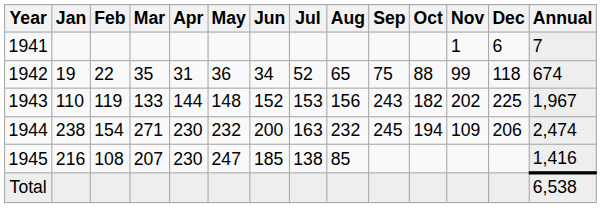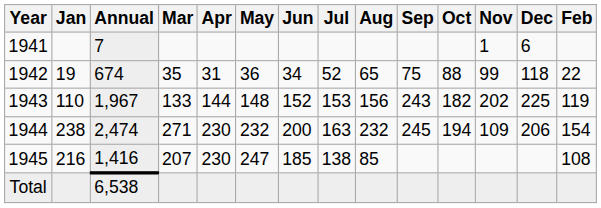columns swapped: (110, 18) <-> (563, 18)
